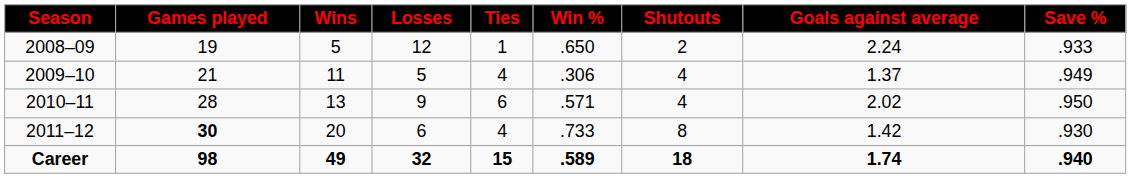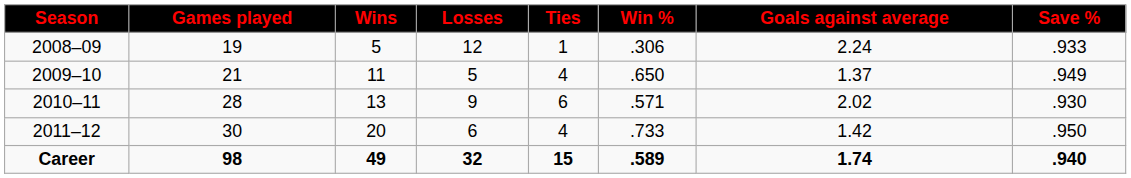- column: (682, 18)
(577, 46) .650 -> (647, 46) .306
(577, 74) .306 -> (647, 74) .650
(1075, 103) .950 -> (1069, 103) .930
(207, 131) bold -> (232, 131) normal
(1075, 131) .930 -> (1069, 131) .950
